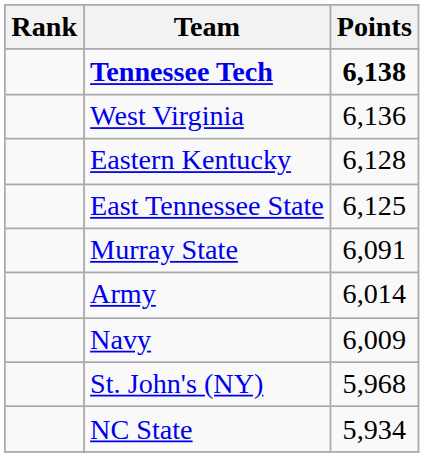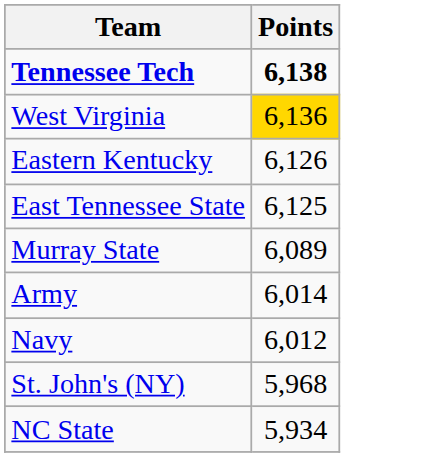- column: (44, 26)
(374, 116) no background -> (296, 116) gold background
(374, 160) 6,128 -> (296, 160) 6,126
(374, 250) 6,091 -> (296, 250) 6,089
(374, 339) 6,009 -> (296, 339) 6,012
